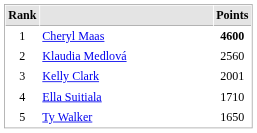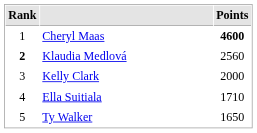(22, 56) normal -> (22, 56) bold
(232, 76) 2001 -> (232, 76) 2000
